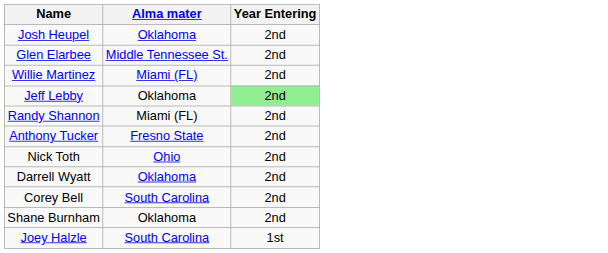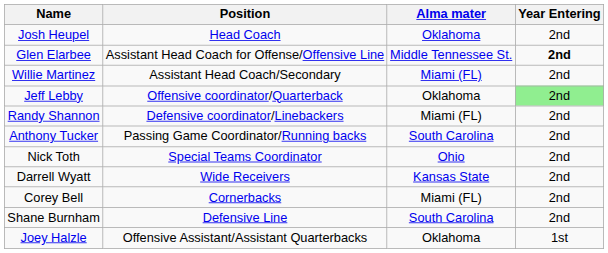+ column: (245, 14)
(275, 55) normal -> (559, 55) bold
(167, 136) Fresno State -> (451, 136) South Carolina
(167, 177) Oklahoma -> (451, 177) Kansas State
(167, 197) South Carolina -> (451, 197) Miami (FL)
(167, 217) Oklahoma -> (451, 217) South Carolina
(167, 237) South Carolina -> (451, 237) Oklahoma
